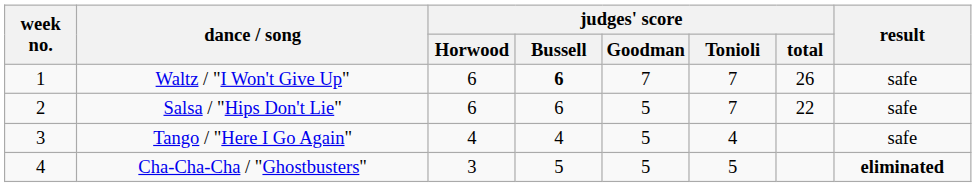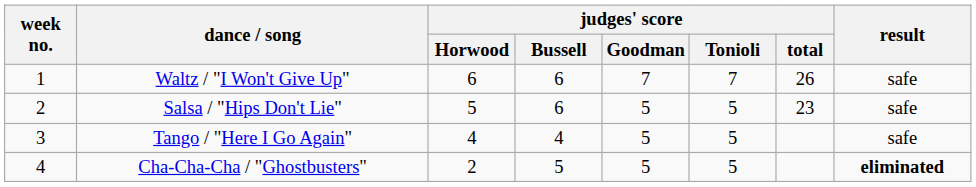(559, 78) bold -> (559, 78) normal
(472, 108) 6 -> (472, 108) 5
(733, 108) 7 -> (733, 108) 5
(805, 108) 22 -> (805, 108) 23
(733, 137) 4 -> (733, 137) 5
(472, 166) 3 -> (472, 166) 2
